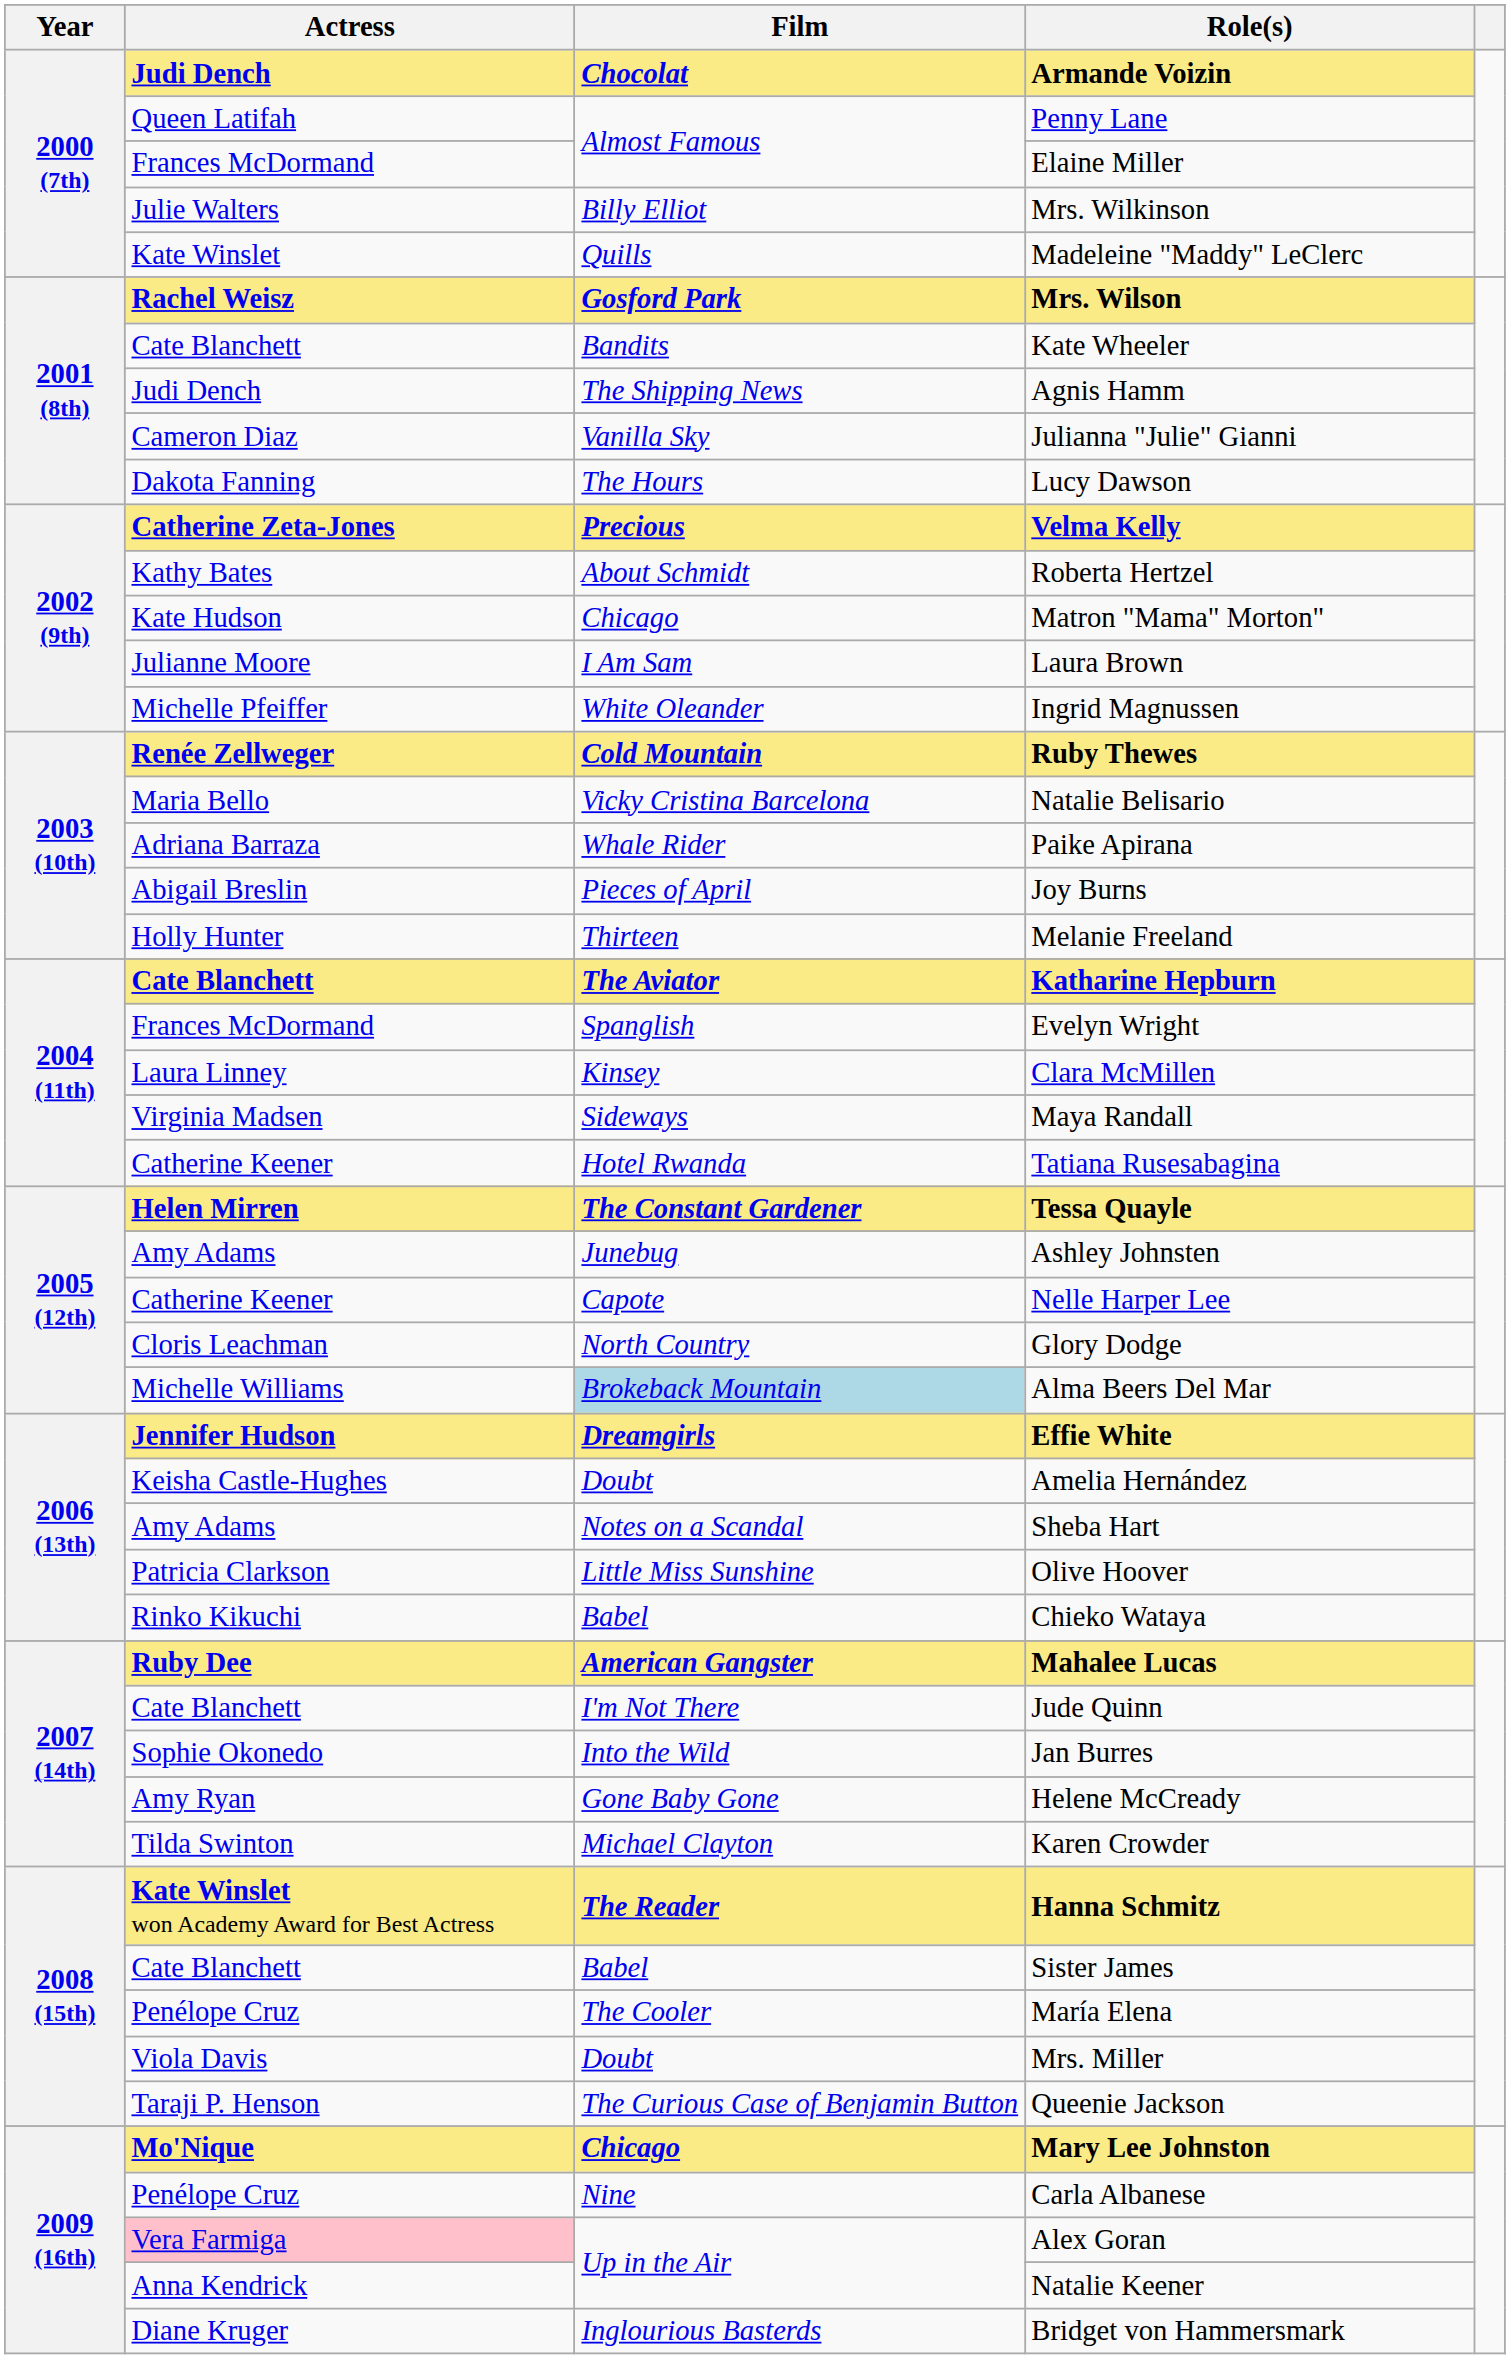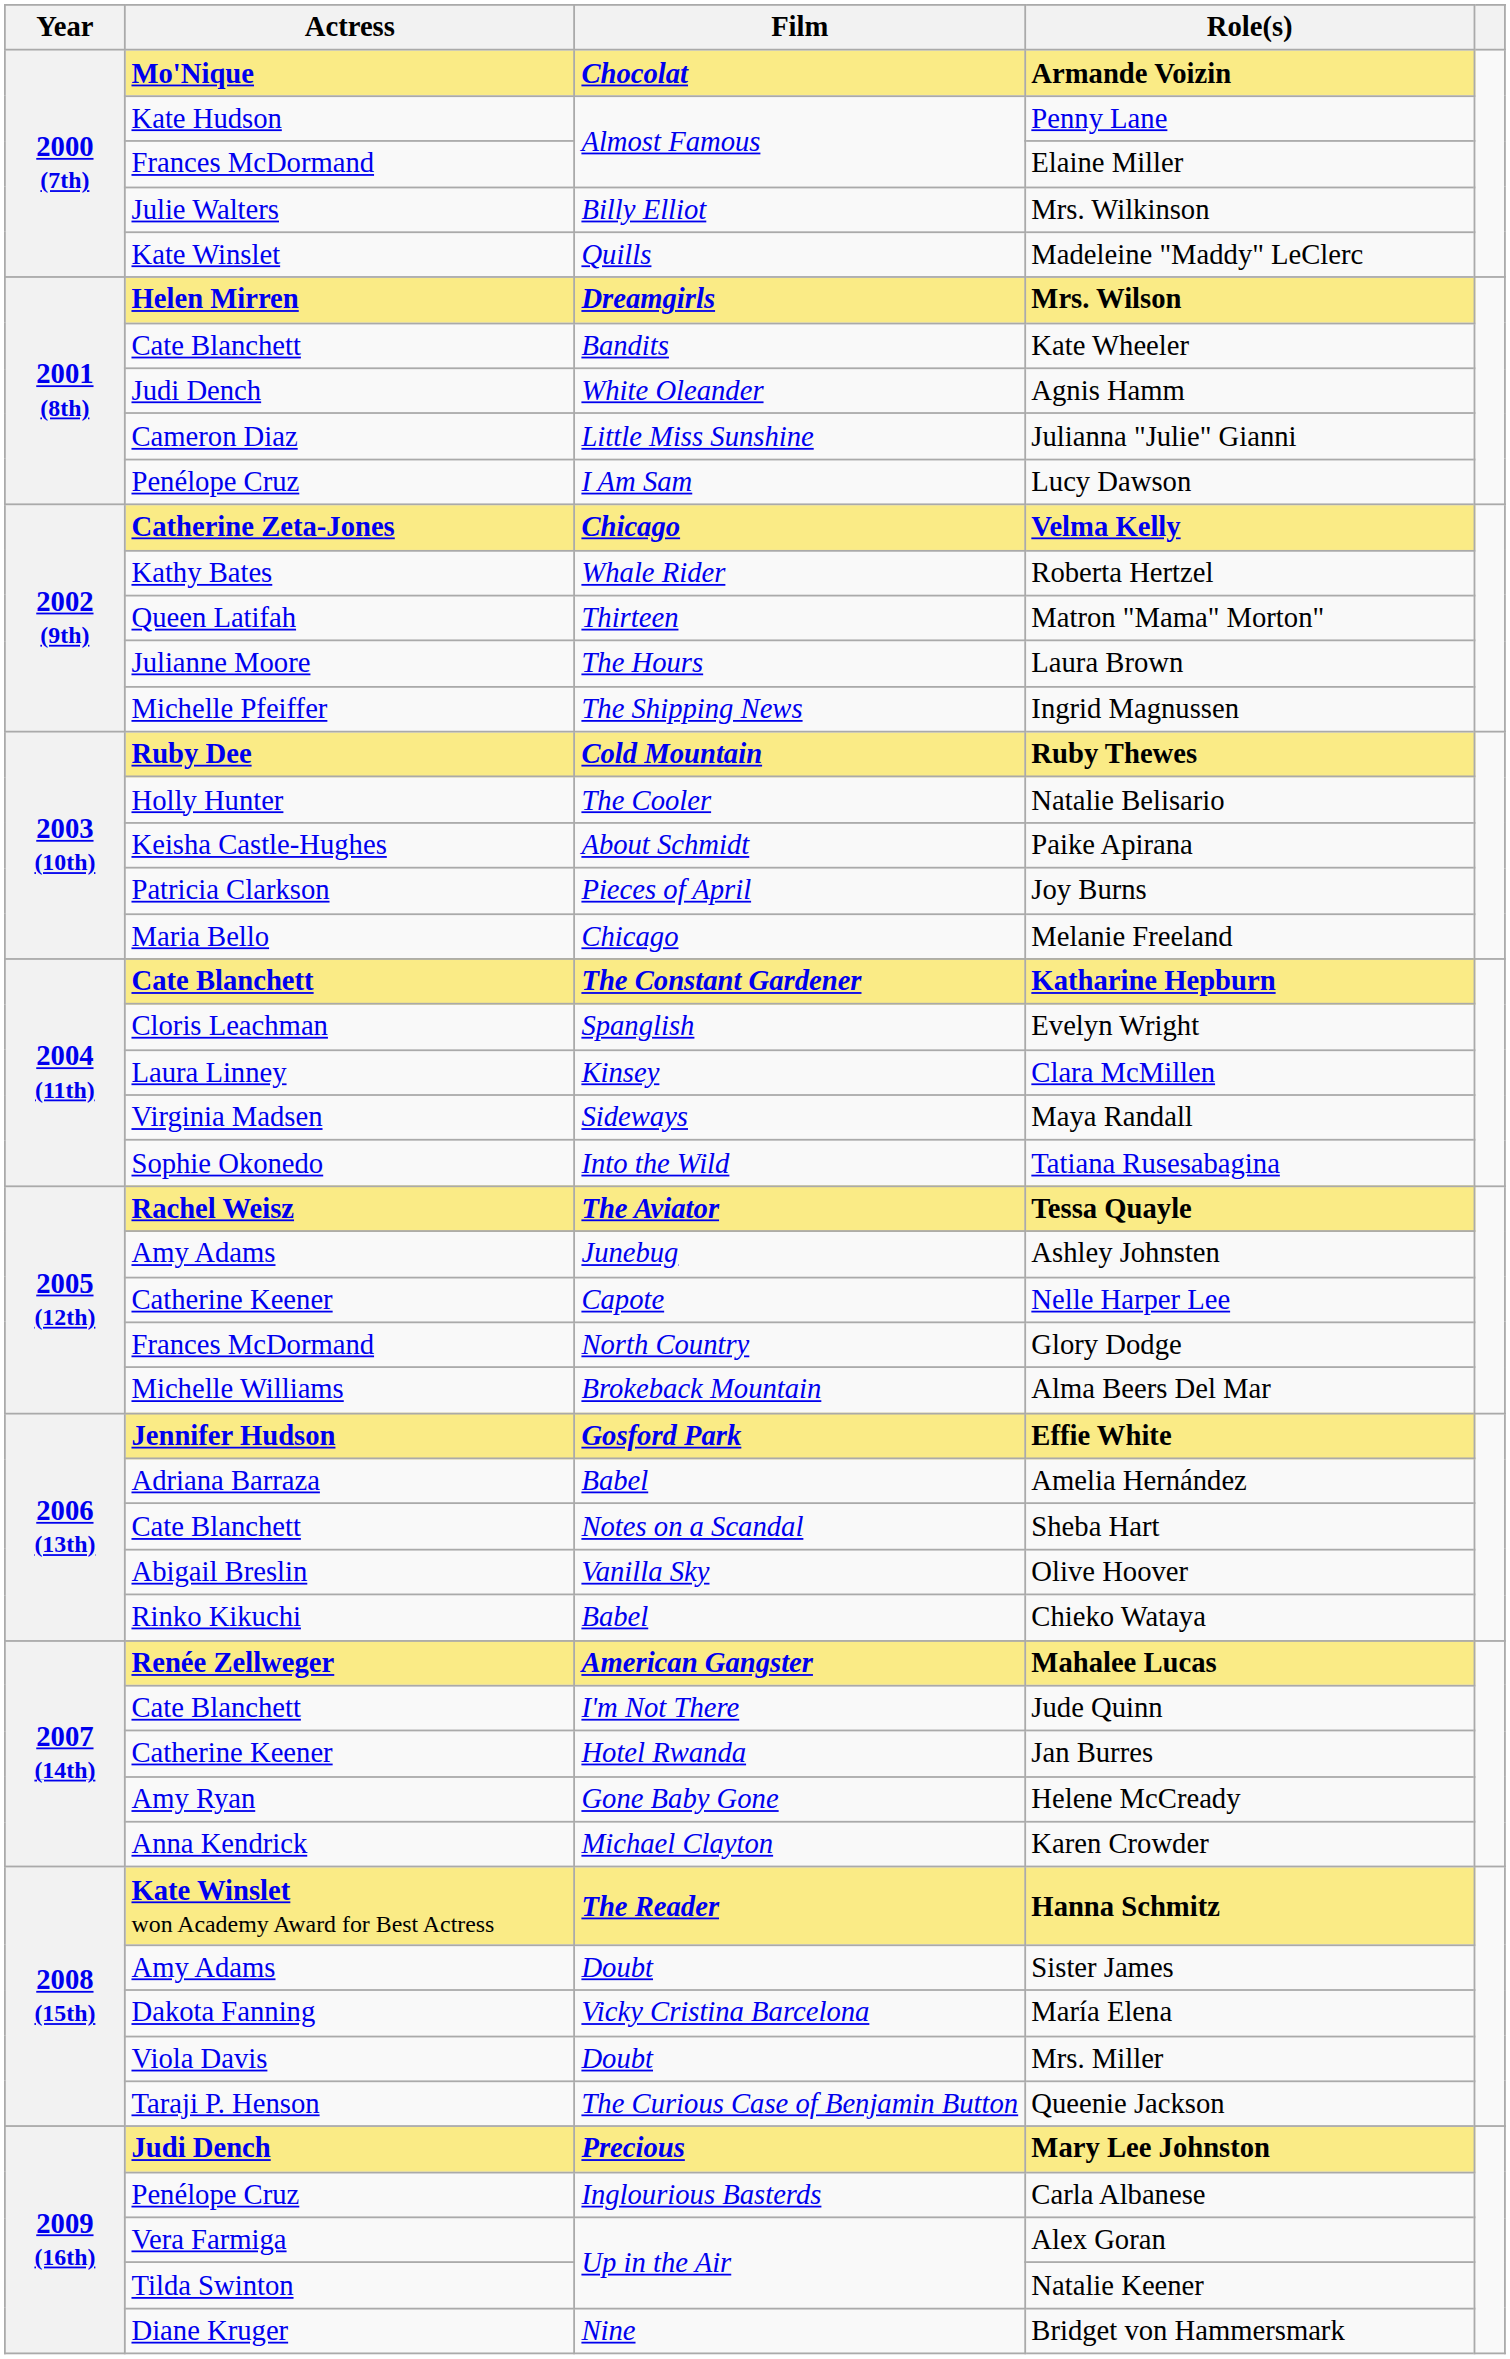(201, 72) Judi Dench -> (193, 72) Mo'Nique
(214, 118) Queen Latifah -> (207, 118) Kate Hudson
(213, 299) Rachel Weisz -> (215, 299) Helen Mirren
(661, 299) Gosford Park -> (648, 299) Dreamgirls
(692, 390) The Shipping News -> (672, 390) White Oleander
(645, 436) Vanilla Sky -> (698, 436) Little Miss Sunshine
(223, 481) Dakota Fanning -> (215, 481) Penélope Cruz
(642, 481) The Hours -> (637, 481) I Am Sam
(633, 526) Precious -> (631, 526) Chicago
(665, 572) About Schmidt -> (653, 572) Whale Rider
(207, 617) Kate Hudson -> (214, 617) Queen Latifah
(630, 617) Chicago -> (630, 617) Thirteen
(637, 663) I Am Sam -> (642, 663) The Hours
(672, 708) White Oleander -> (692, 708) The Shipping News
(233, 753) Renée Zellweger -> (192, 753) Ruby Dee
(200, 799) Maria Bello -> (207, 799) Holly Hunter
(725, 799) Vicky Cristina Barcelona -> (646, 799) The Cooler
(226, 844) Adriana Barraza -> (259, 844) Keisha Castle-Hughes
(653, 844) Whale Rider -> (665, 844) About Schmidt
(219, 890) Abigail Breslin -> (231, 890) Patricia Clarkson
(207, 935) Holly Hunter -> (200, 935) Maria Bello
(630, 935) Thirteen -> (630, 935) Chicago
(650, 981) The Aviator -> (721, 981) The Constant Gardener
(253, 1026) Frances McDormand -> (230, 1026) Cloris Leachman
(232, 1162) Catherine Keener -> (227, 1162) Sophie Okonedo
(664, 1162) Hotel Rwanda -> (655, 1162) Into the Wild
(215, 1208) Helen Mirren -> (213, 1208) Rachel Weisz
(721, 1208) The Constant Gardener -> (650, 1208) The Aviator
(230, 1344) Cloris Leachman -> (253, 1344) Frances McDormand
(701, 1389) lightblue background -> (701, 1389) no background
(648, 1435) Dreamgirls -> (661, 1435) Gosford Park
(259, 1480) Keisha Castle-Hughes -> (226, 1480) Adriana Barraza
(617, 1480) Doubt -> (615, 1480) Babel
(203, 1526) Amy Adams -> (216, 1526) Cate Blanchett
(231, 1571) Patricia Clarkson -> (219, 1571) Abigail Breslin
(698, 1571) Little Miss Sunshine -> (645, 1571) Vanilla Sky
(192, 1662) Ruby Dee -> (233, 1662) Renée Zellweger
(227, 1753) Sophie Okonedo -> (232, 1753) Catherine Keener
(655, 1753) Into the Wild -> (664, 1753) Hotel Rwanda
(213, 1844) Tilda Swinton -> (219, 1844) Anna Kendrick
(216, 1967) Cate Blanchett -> (203, 1967) Amy Adams
(615, 1967) Babel -> (617, 1967) Doubt
(215, 2012) Penélope Cruz -> (223, 2012) Dakota Fanning
(646, 2012) The Cooler -> (725, 2012) Vicky Cristina Barcelona
(193, 2148) Mo'Nique -> (201, 2148) Judi Dench
(631, 2148) Chicago -> (633, 2148) Precious
(608, 2194) Nine -> (701, 2194) Inglourious Basterds
(209, 2239) pink background -> (209, 2239) no background
(219, 2285) Anna Kendrick -> (213, 2285) Tilda Swinton
(701, 2330) Inglourious Basterds -> (608, 2330) Nine
